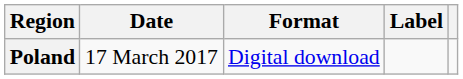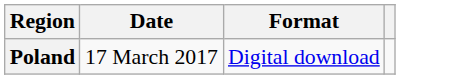- column: (416, 21)
